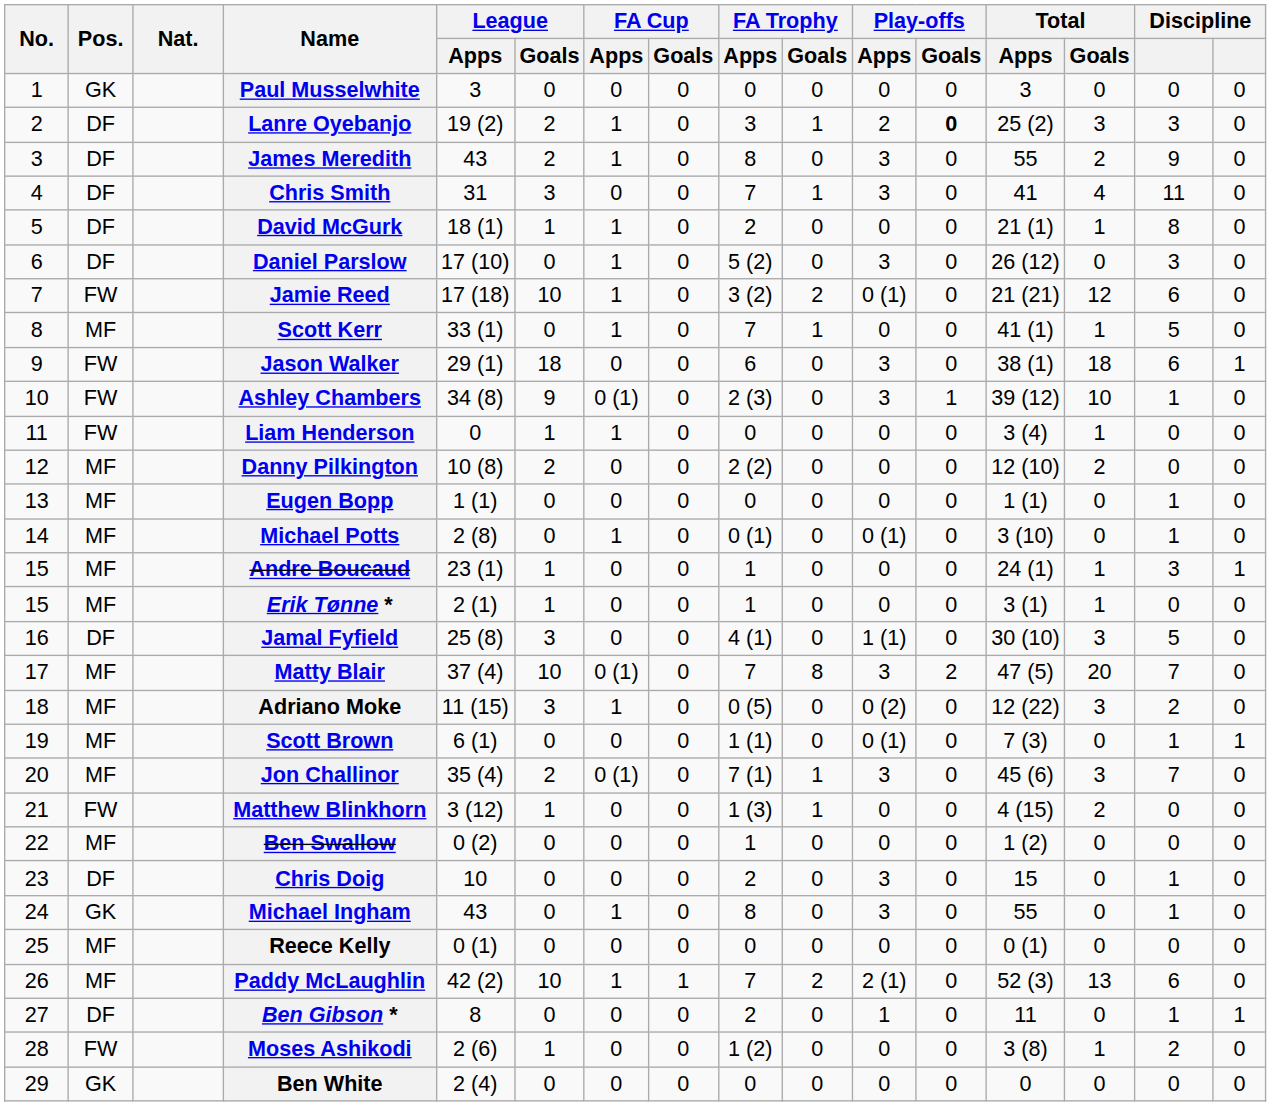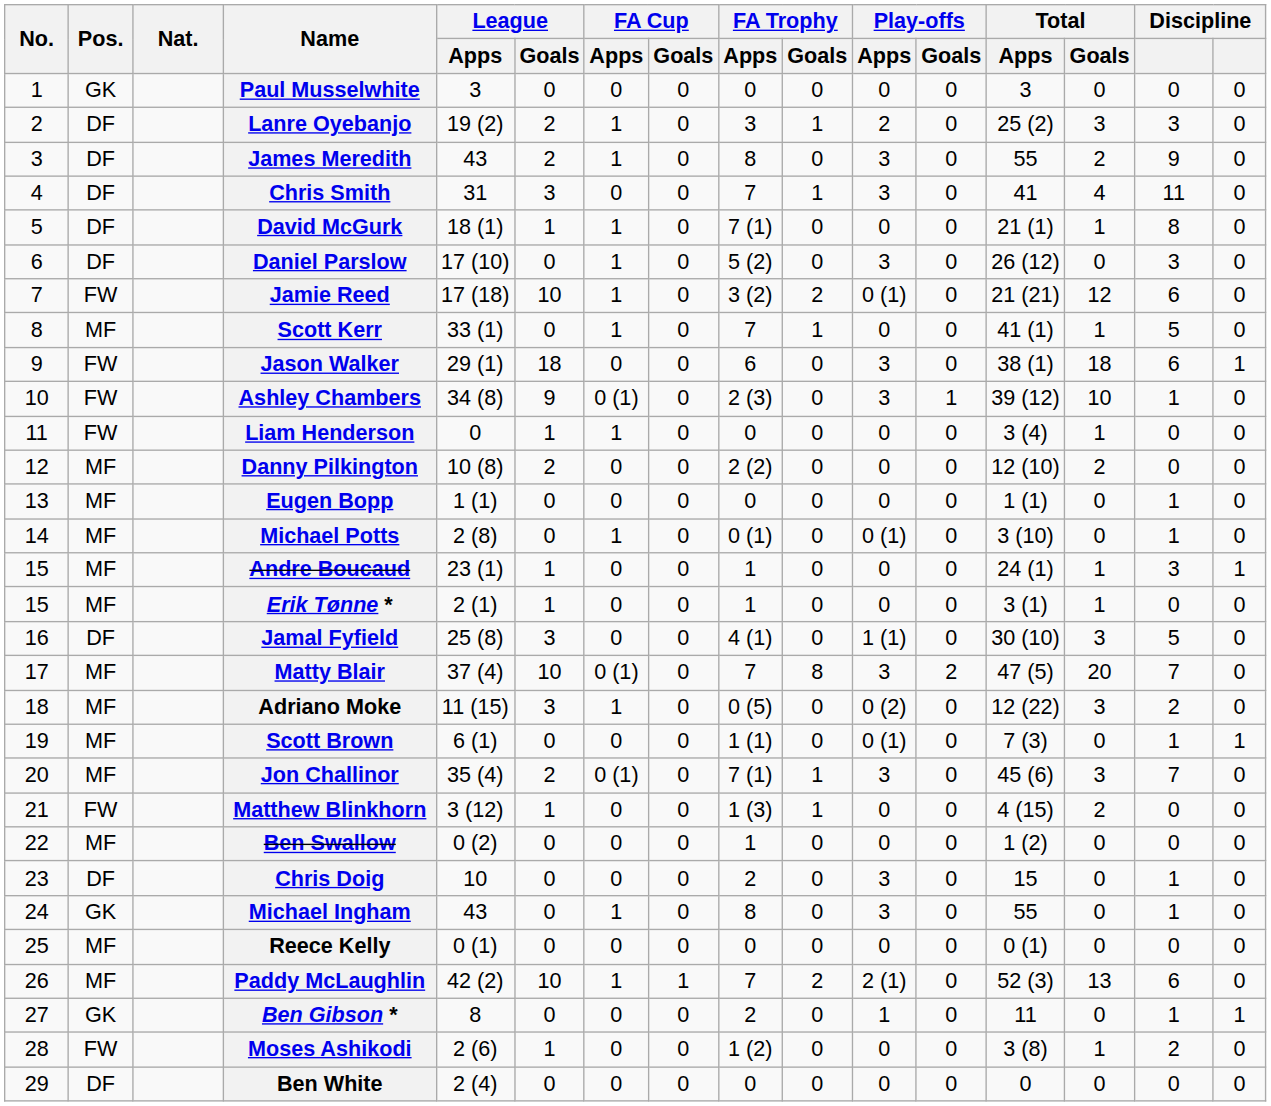(951, 124) bold -> (951, 124) normal
(750, 227) 2 -> (750, 227) 7 (1)
(101, 1015) DF -> (101, 1015) GK
(101, 1083) GK -> (101, 1083) DF
